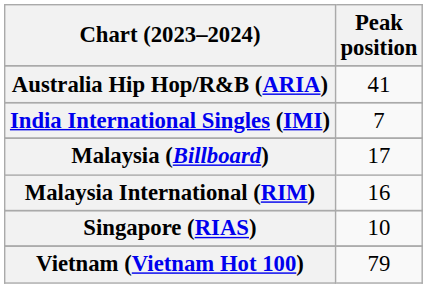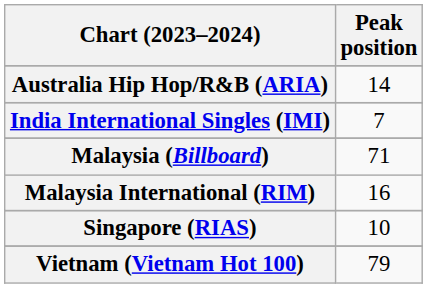(379, 84) 41 -> (379, 84) 14
(379, 156) 17 -> (379, 156) 71
